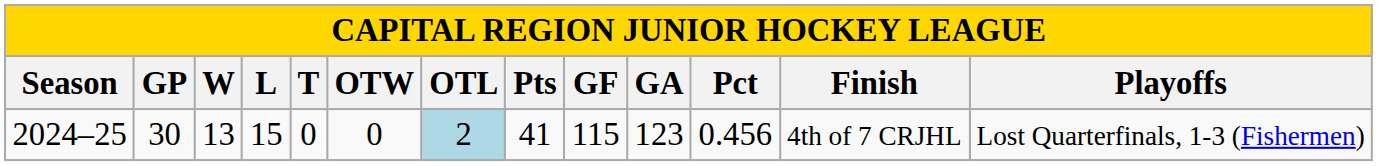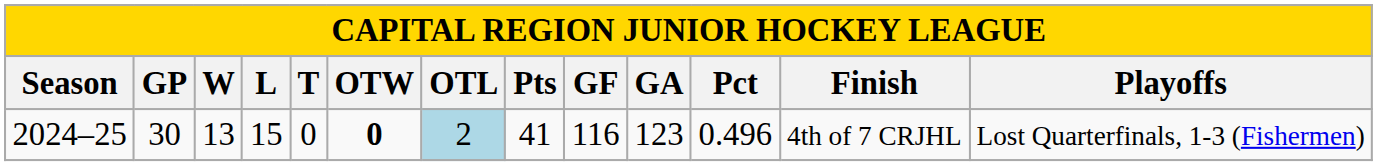(374, 133) normal -> (374, 133) bold
(596, 133) 115 -> (596, 133) 116
(735, 133) 0.456 -> (735, 133) 0.496
